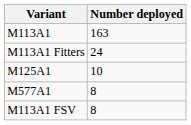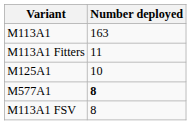(96, 52) 24 -> (96, 52) 11
(93, 91) normal -> (93, 91) bold
